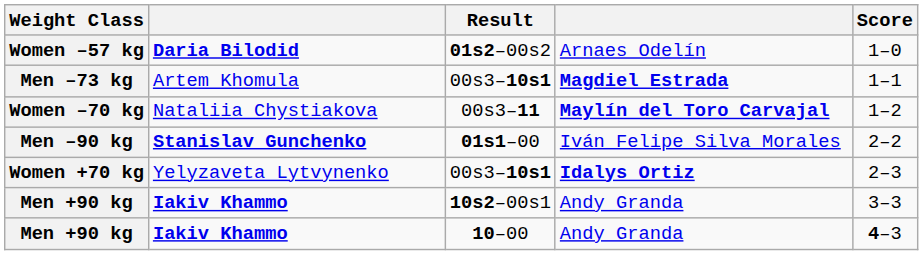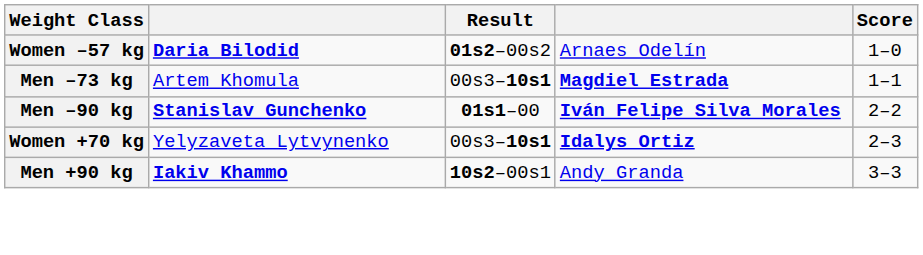- row: (77, 112)
(700, 142) normal -> (700, 112) bold
- row: (77, 234)
